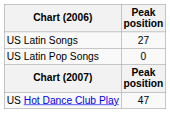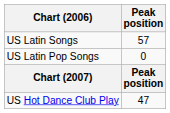(143, 40) 27 -> (143, 40) 57
